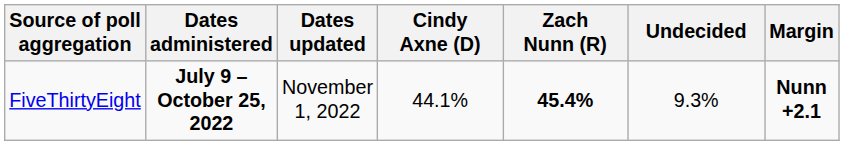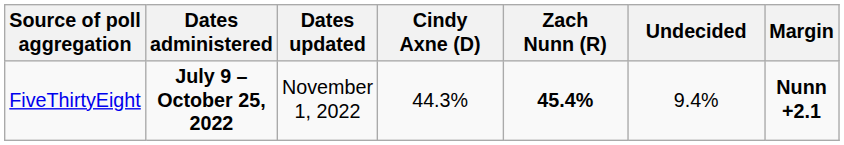(440, 100) 44.1% -> (440, 100) 44.3%
(696, 100) 9.3% -> (696, 100) 9.4%
